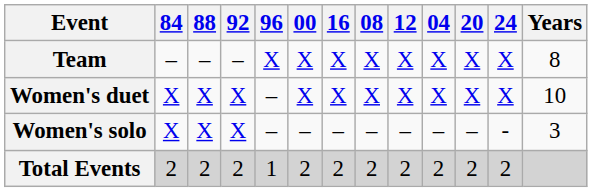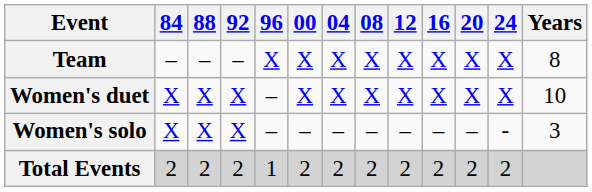columns swapped: (439, 22) <-> (338, 22)
